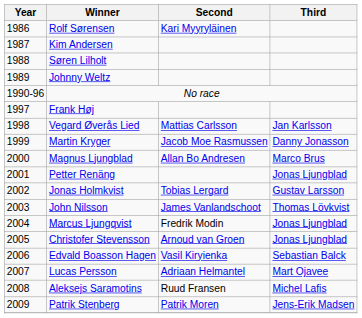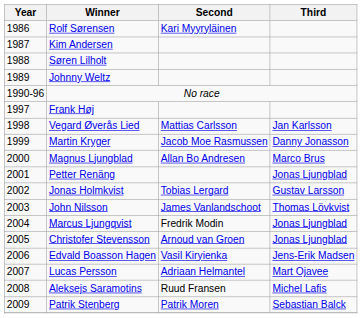(309, 256) Sebastian Balck -> (313, 256) Jens-Erik Madsen
(313, 304) Jens-Erik Madsen -> (309, 304) Sebastian Balck
